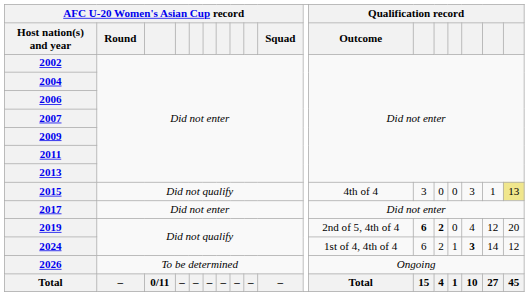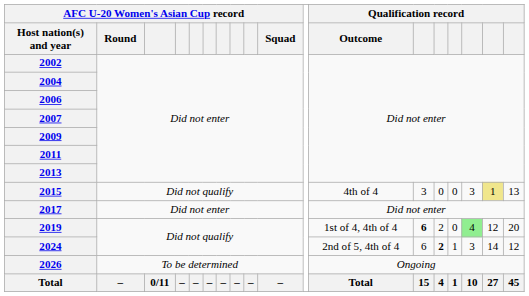(493, 191) no background -> (493, 191) khaki background
(514, 191) khaki background -> (514, 191) no background
(361, 228) 2nd of 5, 4th of 4 -> (361, 228) 1st of 4, 4th of 4
(441, 228) bold -> (441, 228) normal
(472, 228) no background -> (472, 228) lightgreen background
(361, 246) 1st of 4, 4th of 4 -> (361, 246) 2nd of 5, 4th of 4
(441, 246) normal -> (441, 246) bold
(472, 246) bold -> (472, 246) normal
